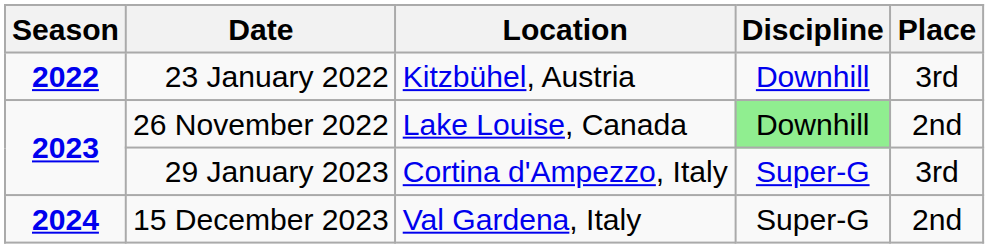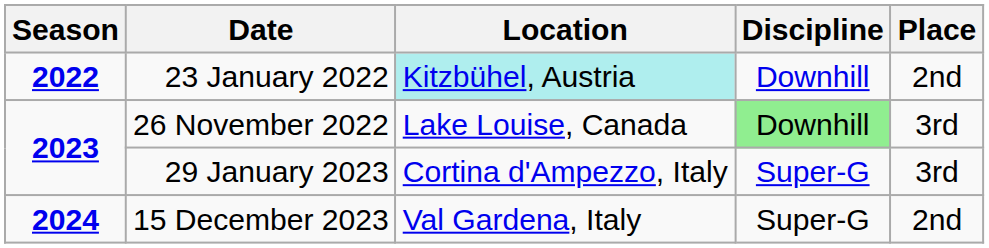(519, 77) no background -> (519, 77) paleturquoise background
(937, 77) 3rd -> (937, 77) 2nd
(937, 124) 2nd -> (937, 124) 3rd
